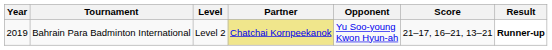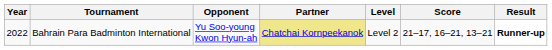columns swapped: (210, 12) <-> (367, 12)
(17, 33) 2019 -> (17, 33) 2022
